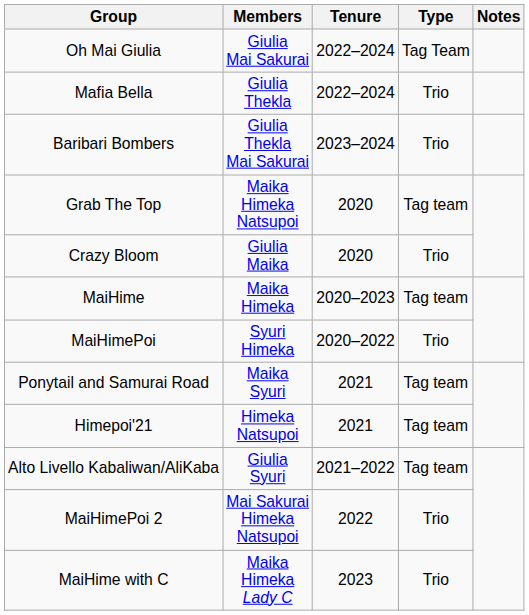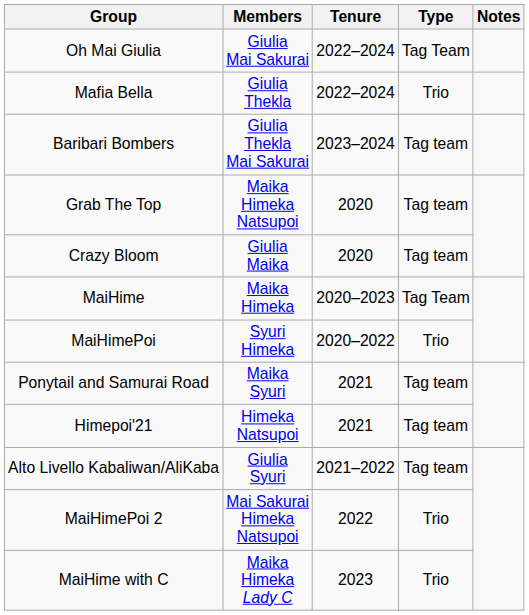(436, 144) Trio -> (436, 144) Tag team
(436, 255) Trio -> (436, 255) Tag team
(436, 298) Tag team -> (436, 298) Tag Team
